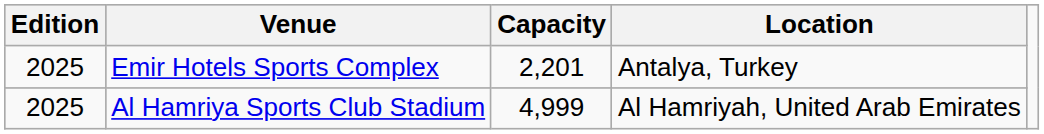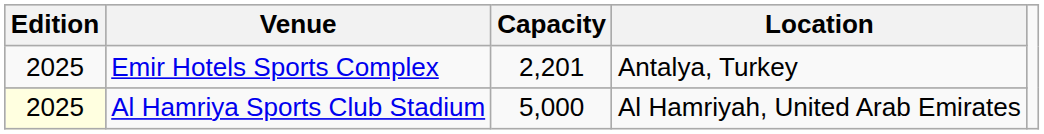(55, 107) no background -> (55, 107) lightyellow background
(552, 107) 4,999 -> (552, 107) 5,000
